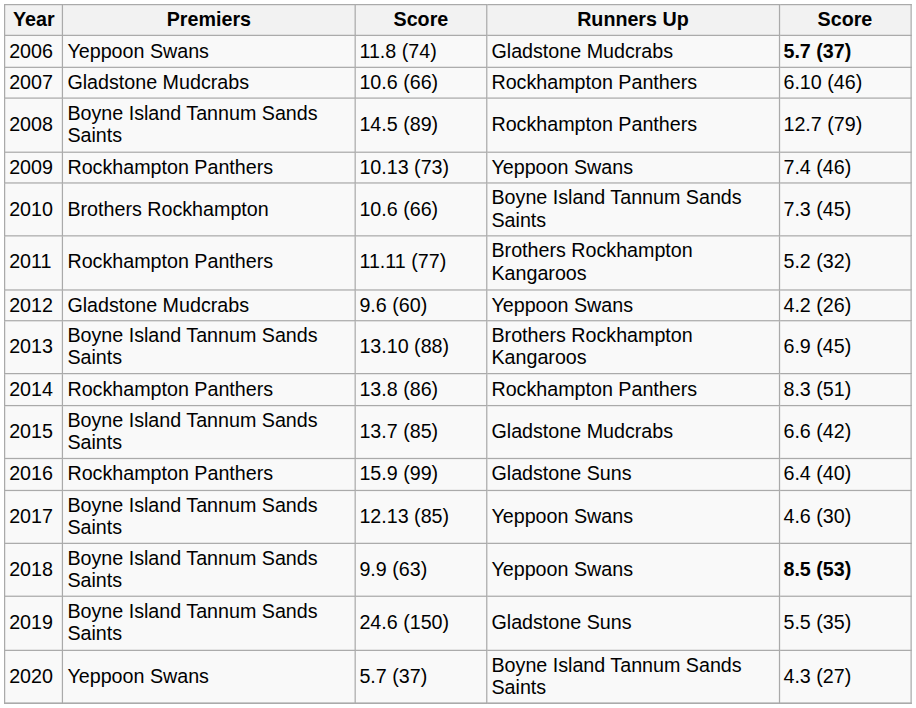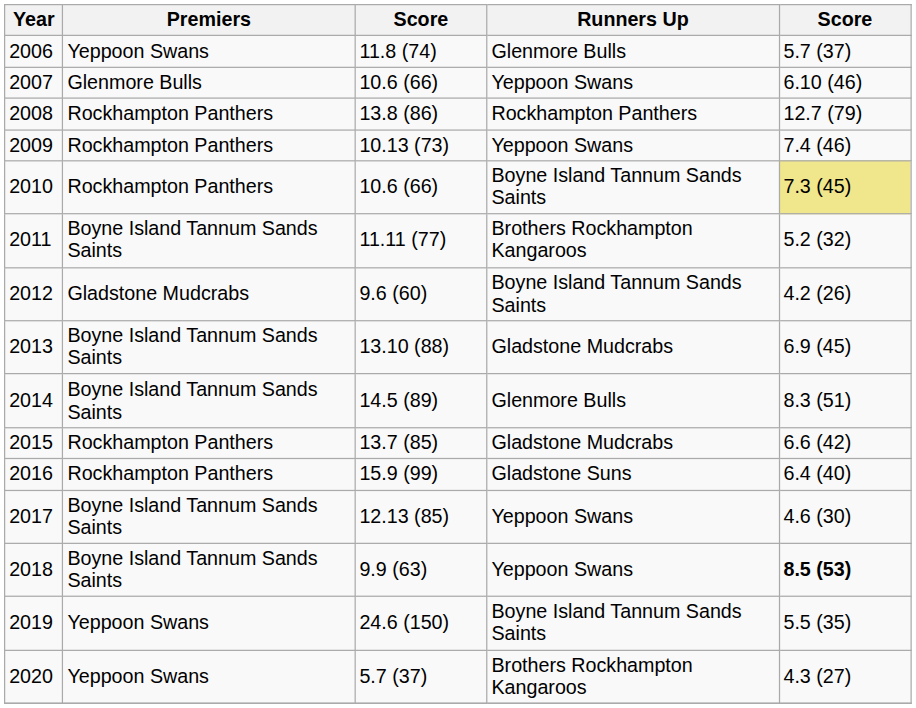(582, 51) Gladstone Mudcrabs -> (559, 51) Glenmore Bulls
(817, 51) bold -> (817, 51) normal
(158, 82) Gladstone Mudcrabs -> (135, 82) Glenmore Bulls
(594, 82) Rockhampton Panthers -> (562, 82) Yeppoon Swans
(193, 124) Boyne Island Tannum Sands Saints -> (170, 113) Rockhampton Panthers
(399, 124) 14.5 (89) -> (399, 113) 13.8 (86)
(168, 209) Brothers Rockhampton -> (170, 187) Rockhampton Panthers
(817, 209) no background -> (817, 187) khaki background
(170, 262) Rockhampton Panthers -> (193, 240) Boyne Island Tannum Sands Saints
(562, 305) Yeppoon Swans -> (617, 293) Boyne Island Tannum Sands Saints
(592, 347) Brothers Rockhampton Kangaroos -> (582, 347) Gladstone Mudcrabs
(170, 389) Rockhampton Panthers -> (193, 400) Boyne Island Tannum Sands Saints
(399, 389) 13.8 (86) -> (399, 400) 14.5 (89)
(594, 389) Rockhampton Panthers -> (559, 400) Glenmore Bulls
(193, 431) Boyne Island Tannum Sands Saints -> (170, 442) Rockhampton Panthers
(193, 623) Boyne Island Tannum Sands Saints -> (138, 623) Yeppoon Swans
(561, 623) Gladstone Suns -> (617, 623) Boyne Island Tannum Sands Saints
(617, 676) Boyne Island Tannum Sands Saints -> (592, 676) Brothers Rockhampton Kangaroos
